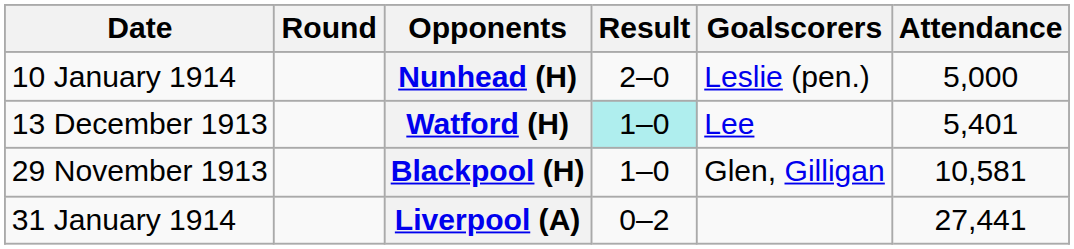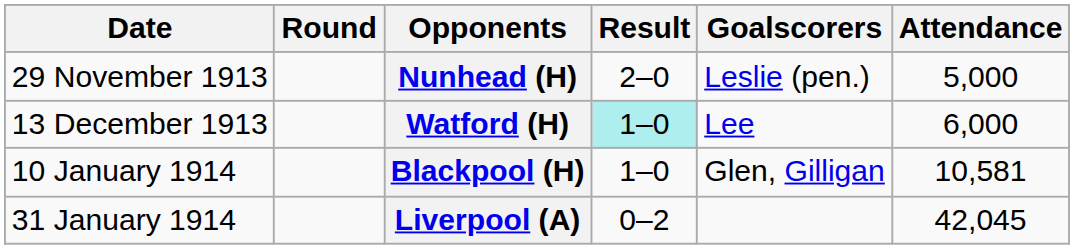(124, 76) 10 January 1914 -> (140, 76) 29 November 1913
(981, 123) 5,401 -> (981, 123) 6,000
(140, 171) 29 November 1913 -> (124, 171) 10 January 1914
(981, 219) 27,441 -> (981, 219) 42,045
